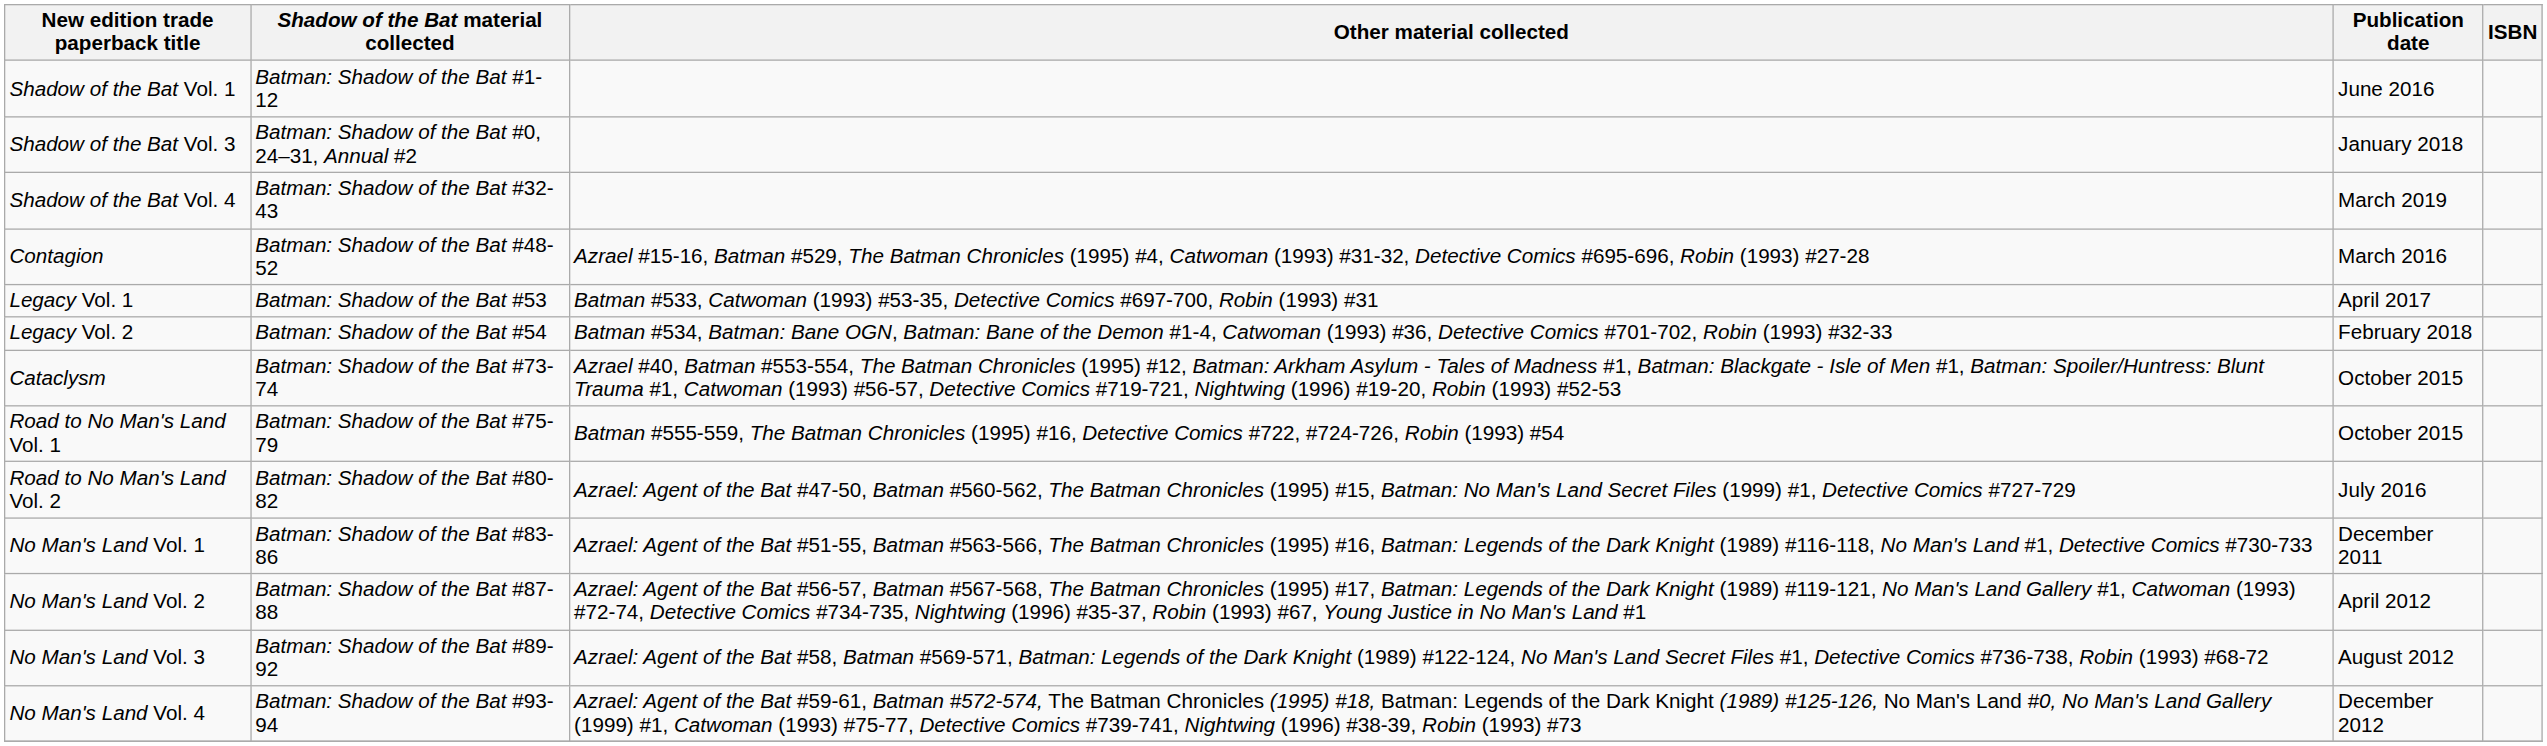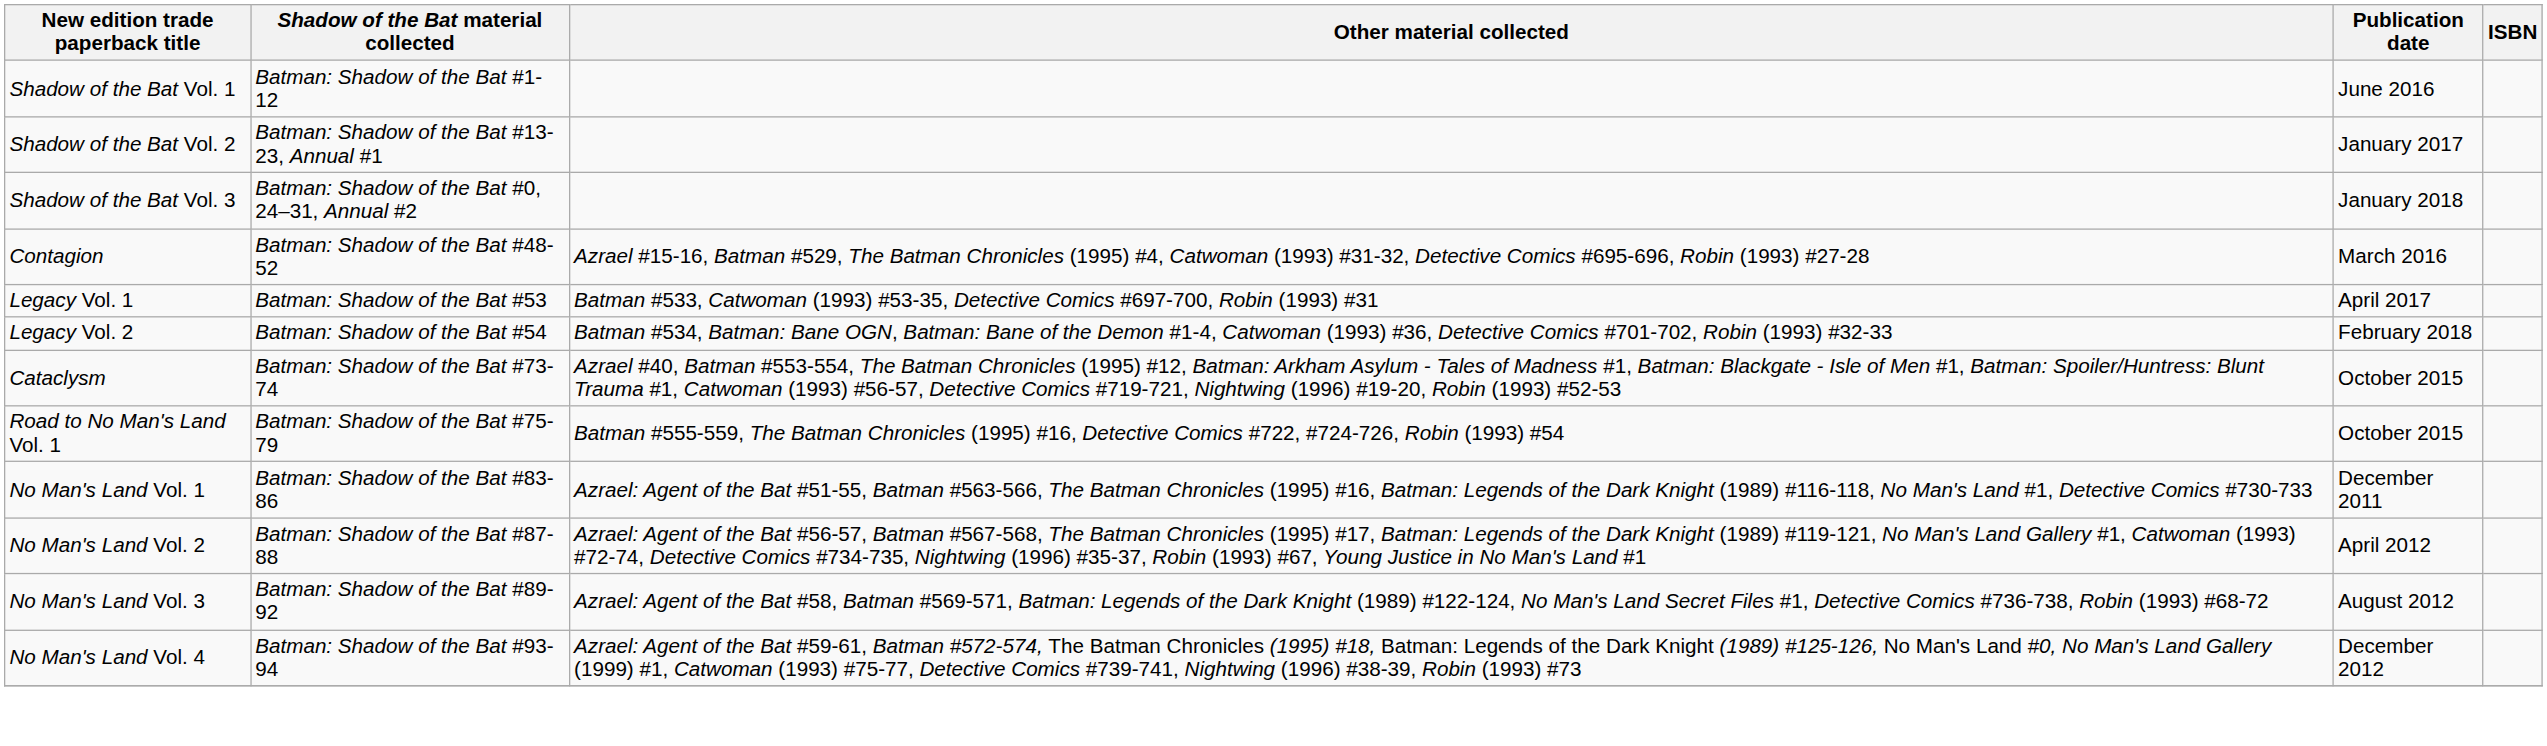+ row: (122, 144)
- row: (122, 200)
- row: (118, 489)
